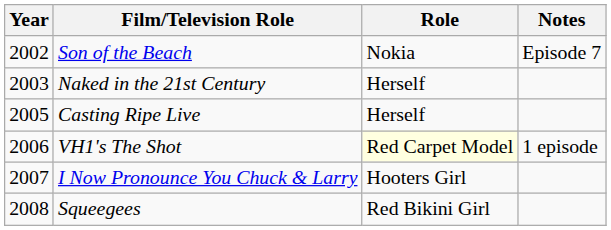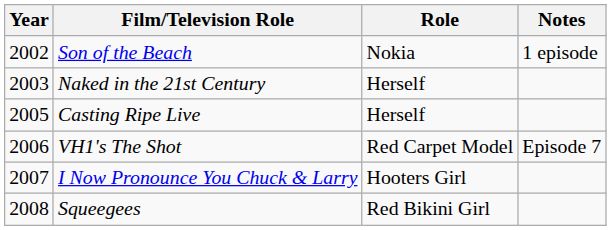(562, 51) Episode 7 -> (560, 51) 1 episode
(440, 146) lightyellow background -> (440, 146) no background
(560, 146) 1 episode -> (562, 146) Episode 7
